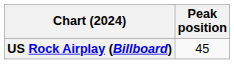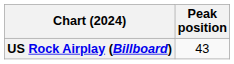(202, 48) 45 -> (202, 48) 43
